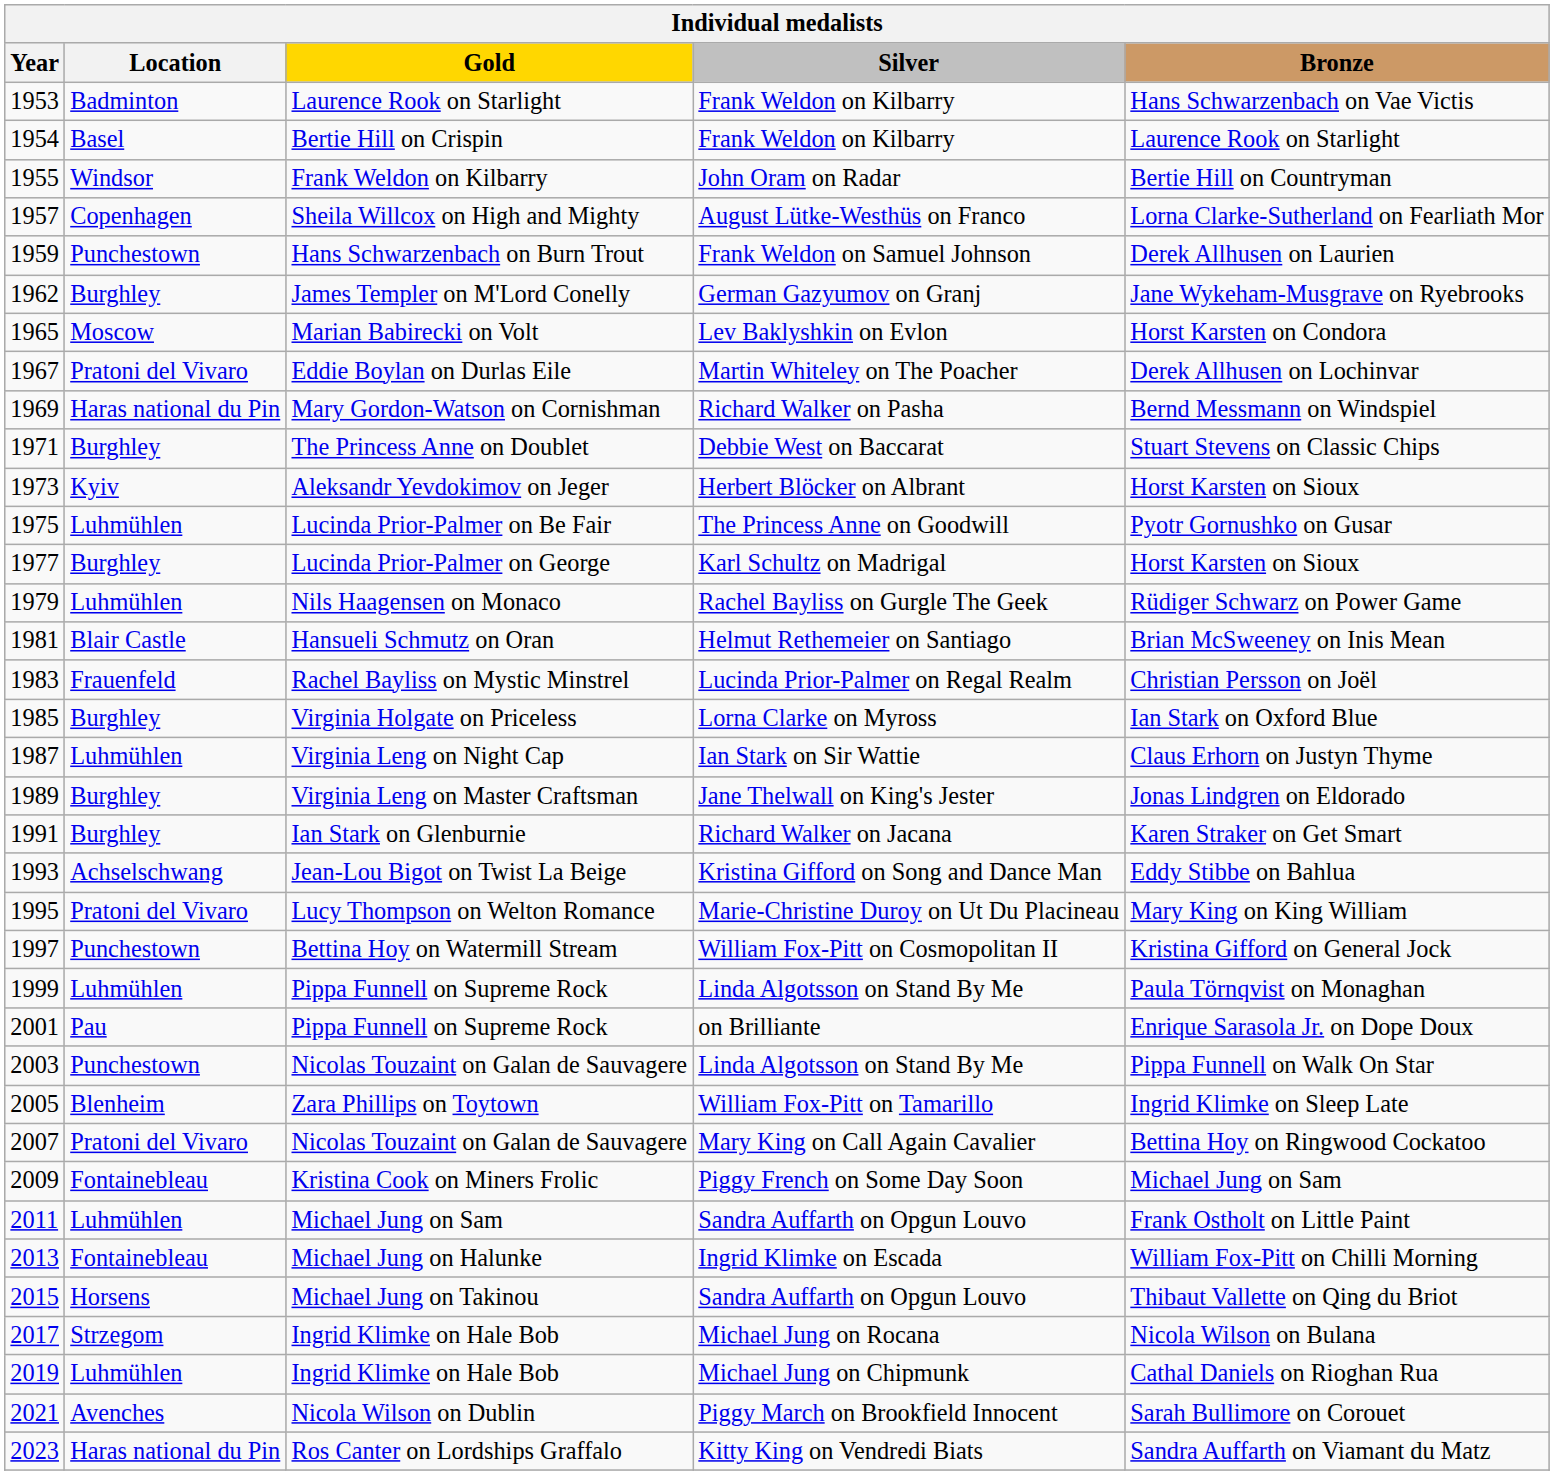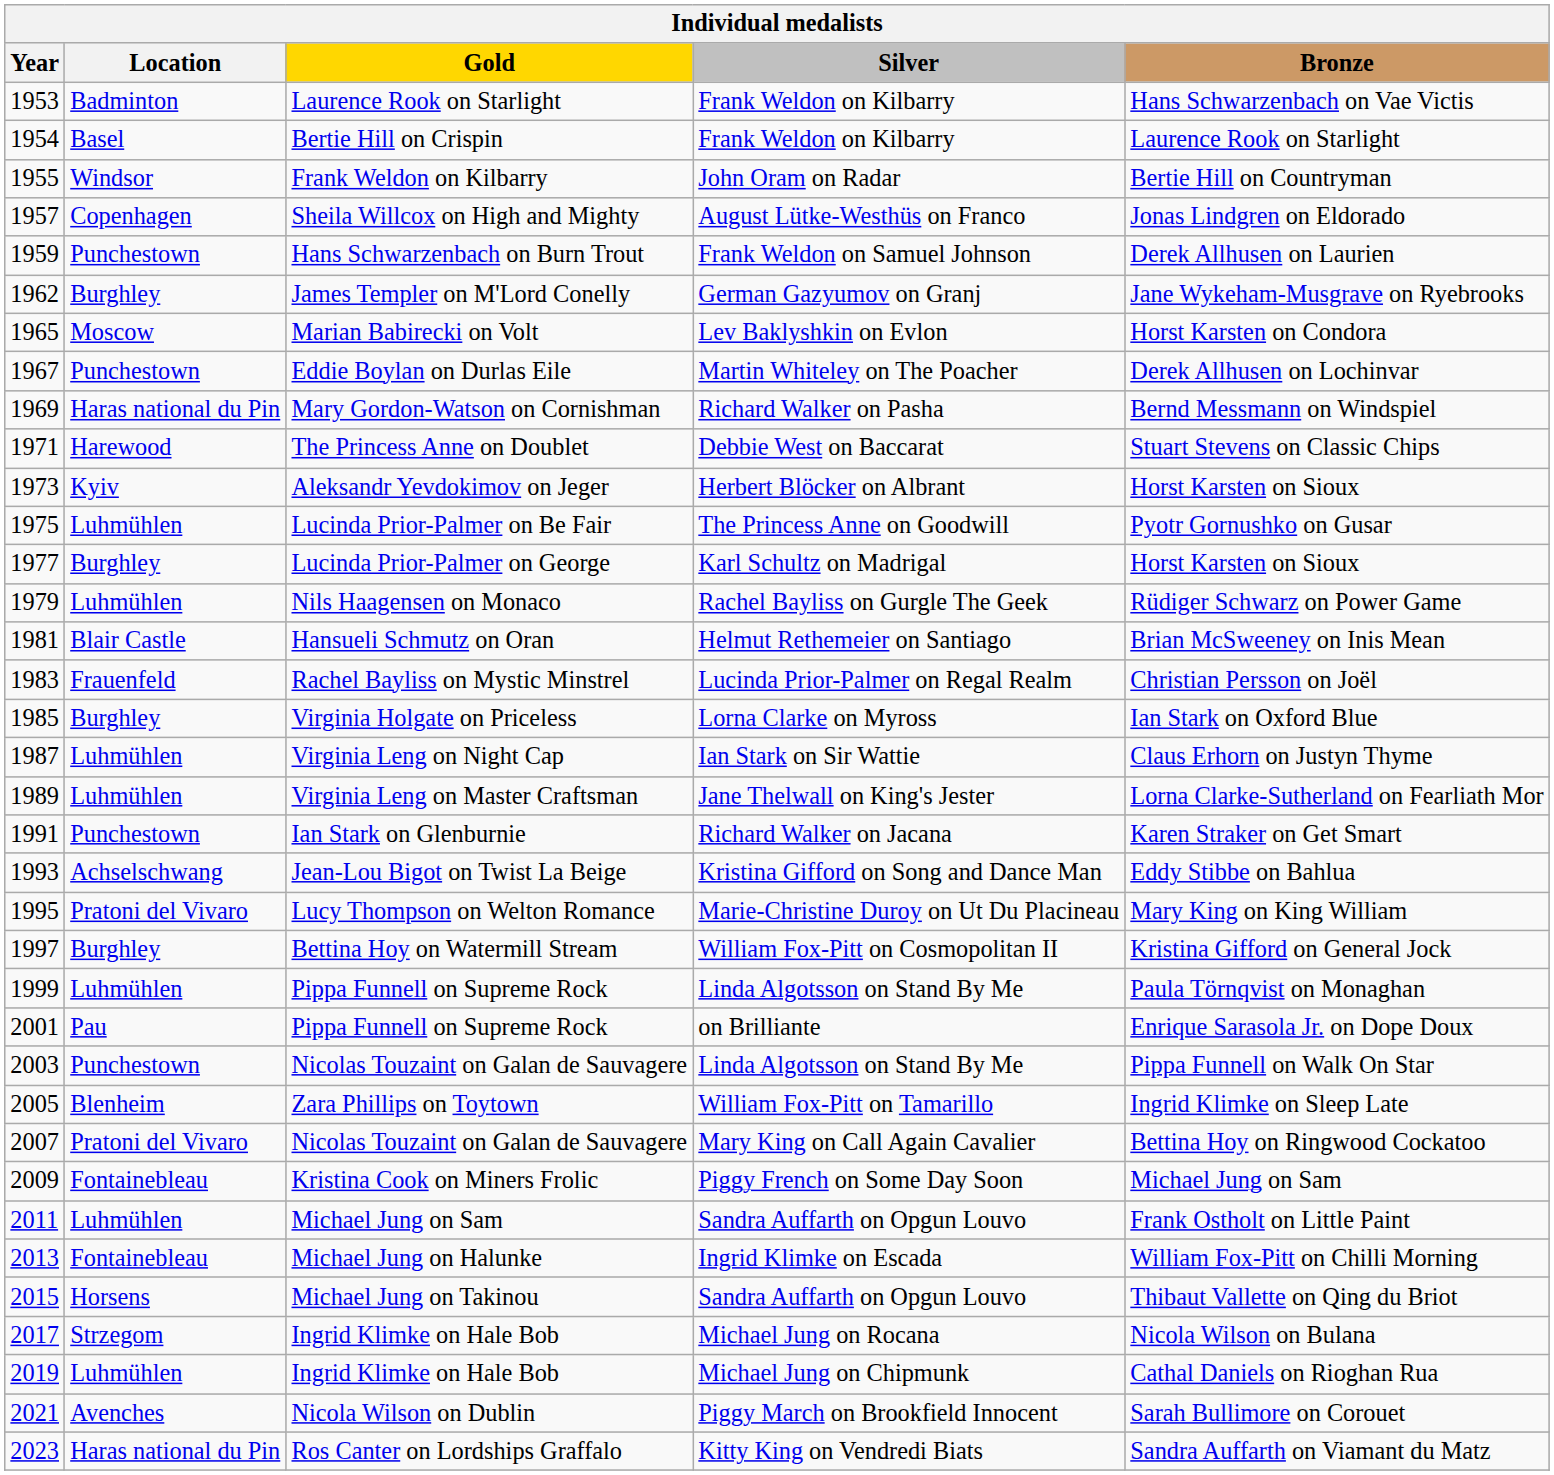(1337, 216) Lorna Clarke-Sutherland on Fearliath Mor -> (1268, 216) Jonas Lindgren on Eldorado
(159, 370) Pratoni del Vivaro -> (135, 370) Punchestown
(115, 448) Burghley -> (121, 448) Harewood
(115, 795) Burghley -> (126, 795) Luhmühlen
(1268, 795) Jonas Lindgren on Eldorado -> (1337, 795) Lorna Clarke-Sutherland on Fearliath Mor
(115, 833) Burghley -> (135, 833) Punchestown
(135, 949) Punchestown -> (115, 949) Burghley
